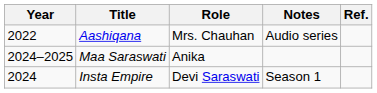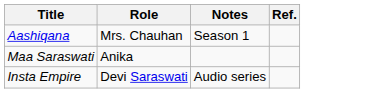- column: (40, 14)
(302, 35) Audio series -> (222, 35) Season 1
(293, 77) Season 1 -> (230, 77) Audio series
